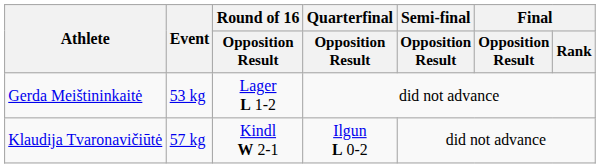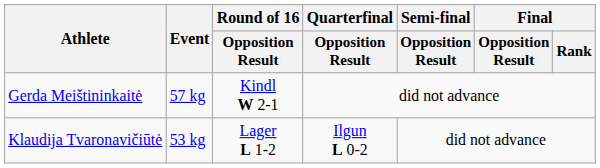(188, 95) 53 kg -> (188, 95) 57 kg
(258, 95) Lager L 1-2 -> (258, 95) Kindl W 2-1
(188, 140) 57 kg -> (188, 140) 53 kg
(258, 140) Kindl W 2-1 -> (258, 140) Lager L 1-2
